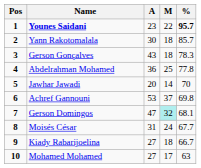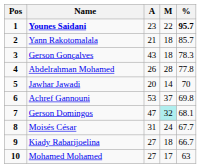(152, 41) 30 -> (152, 41) 21
(152, 70) 36 -> (152, 70) 26
(168, 70) 25 -> (168, 70) 28
